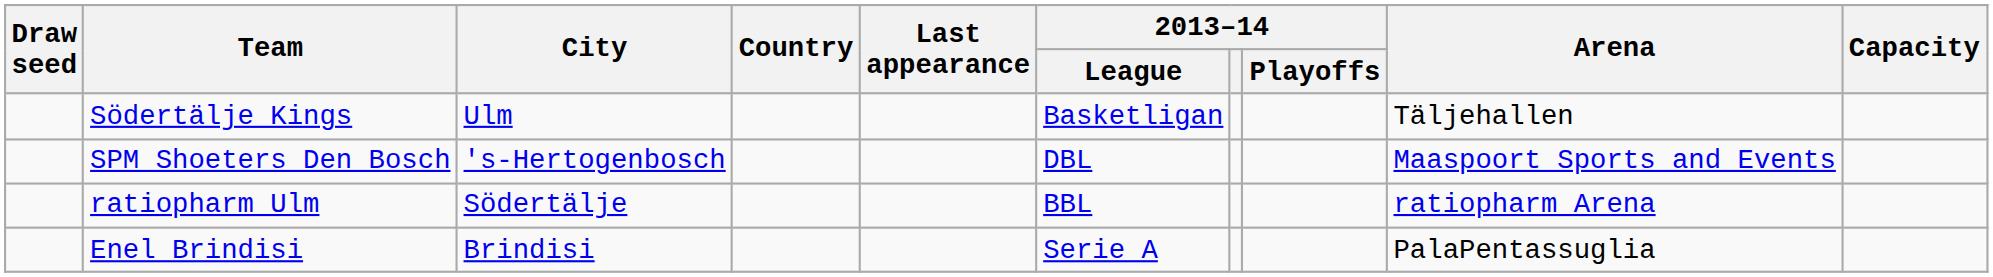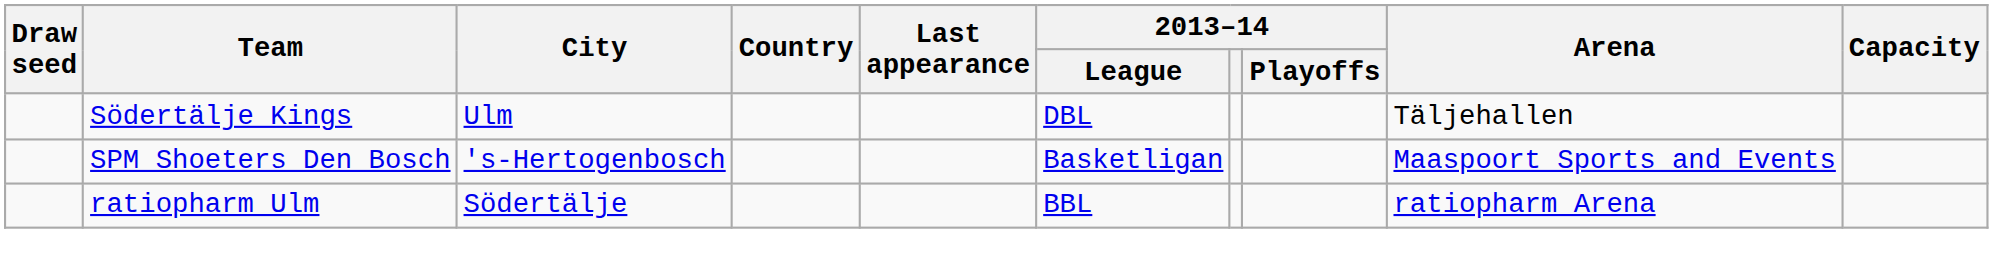(1133, 116) Basketligan -> (1068, 116) DBL
(1068, 161) DBL -> (1133, 161) Basketligan
- row: (197, 250)
